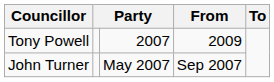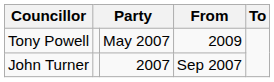(153, 40) 2007 -> (136, 40) May 2007
(136, 64) May 2007 -> (153, 64) 2007
